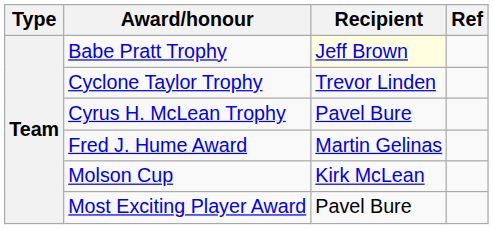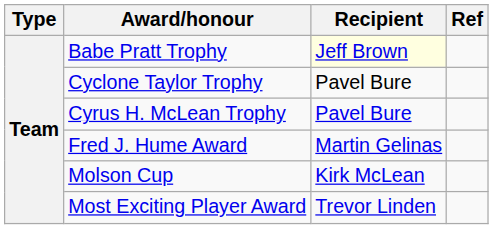(376, 82) Trevor Linden -> (363, 82) Pavel Bure
(363, 207) Pavel Bure -> (376, 207) Trevor Linden
